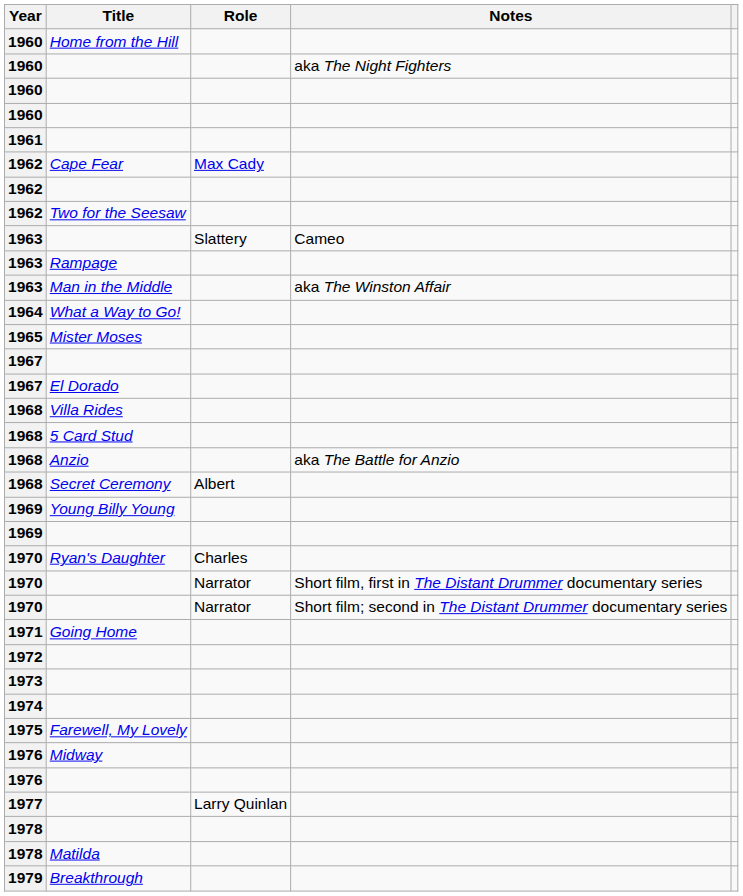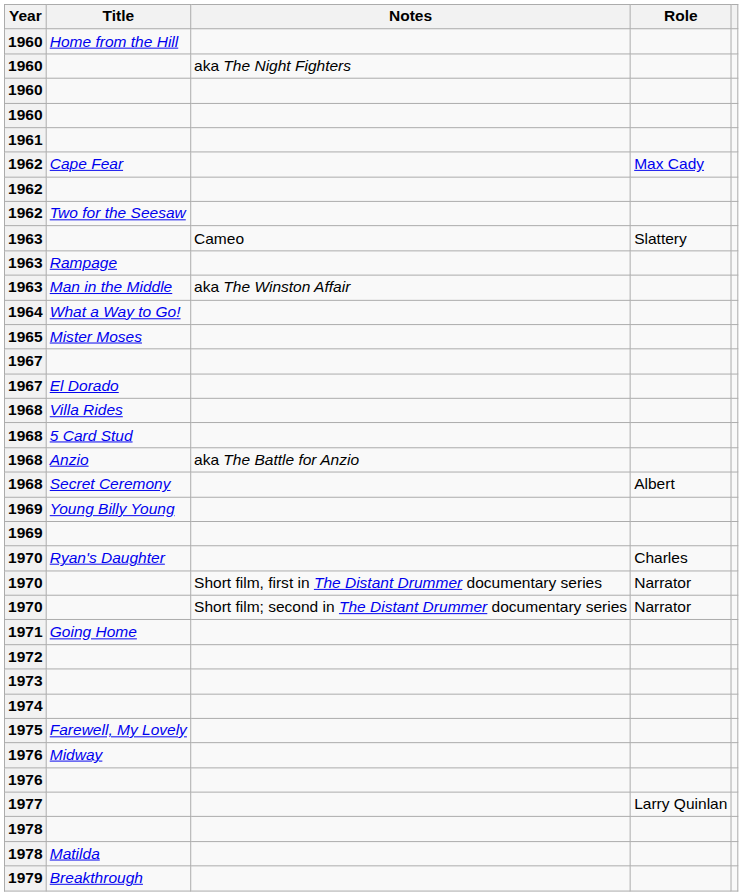columns swapped: (241, 16) <-> (511, 16)
